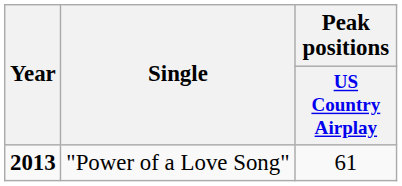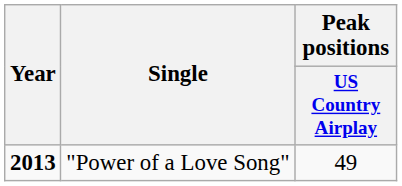(346, 162) 61 -> (346, 162) 49
